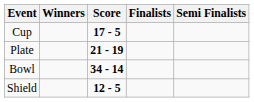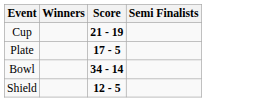- column: (150, 13)
(107, 32) 17 - 5 -> (107, 32) 21 - 19
(107, 50) 21 - 19 -> (107, 50) 17 - 5
